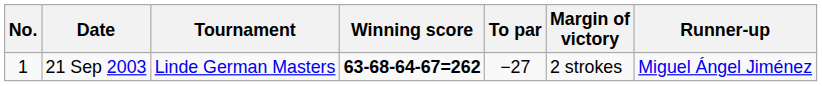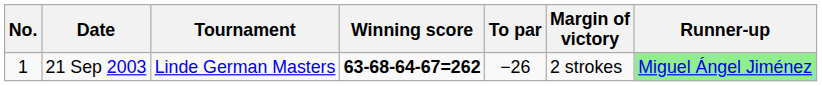(515, 67) −27 -> (515, 67) −26
(725, 67) no background -> (725, 67) lightgreen background
